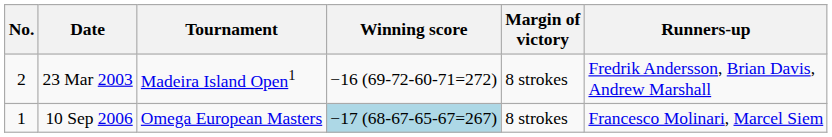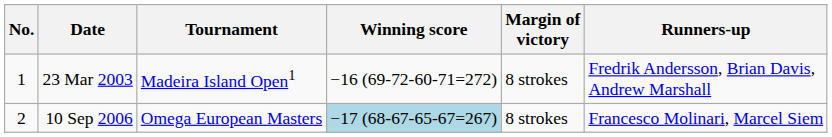(21, 78) 2 -> (21, 78) 1
(21, 118) 1 -> (21, 118) 2
